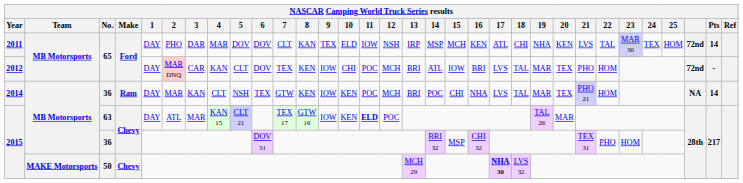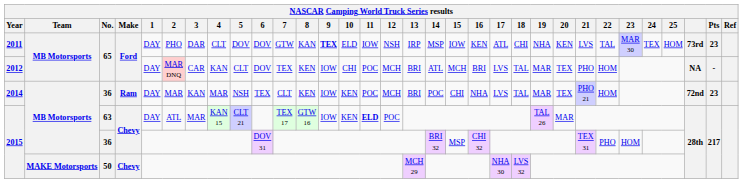(219, 44) MAR -> (219, 44) CLT
(284, 44) CLT -> (284, 44) GTW
(328, 44) normal -> (329, 44) bold
(457, 44) MCH -> (457, 44) IOW
(695, 44) 72nd -> (695, 44) 73rd
(714, 44) 14 -> (714, 44) 23
(457, 69) IOW -> (457, 69) MCH
(695, 69) 72nd -> (695, 69) NA
(219, 93) CLT -> (219, 93) MAR
(284, 93) GTW -> (284, 93) CLT
(695, 93) NA -> (695, 93) 72nd
(714, 93) 14 -> (714, 93) 23
(500, 166) bold -> (501, 166) normal
